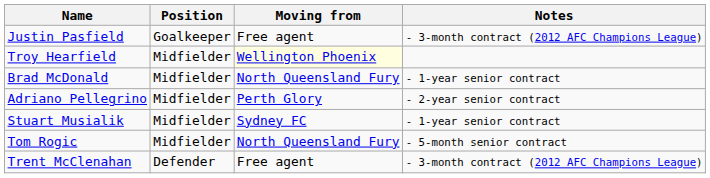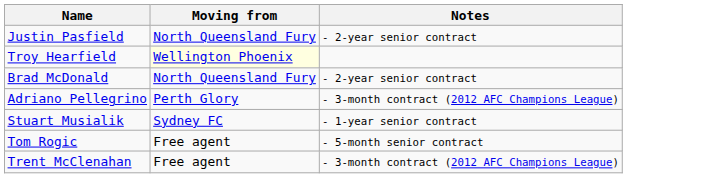- column: (192, 15)
(276, 36) Free agent -> (235, 36) North Queensland Fury
(554, 37) - 3-month contract (2012 AFC Champions League) -> (399, 37) - 2-year senior contract
(483, 79) - 1-year senior contract -> (399, 79) - 2-year senior contract
(483, 100) - 2-year senior contract -> (470, 100) - 3-month contract (2012 AFC Champions League)
(318, 141) North Queensland Fury -> (192, 141) Free agent
